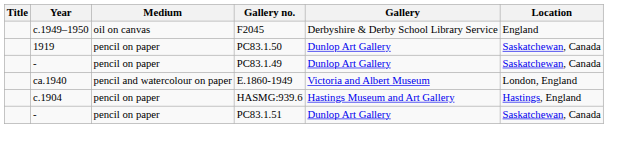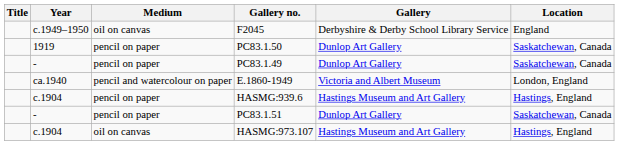+ row: (275, 132)
